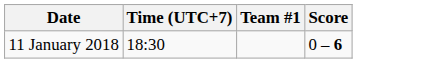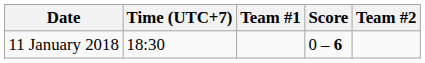+ column: (386, 17)
